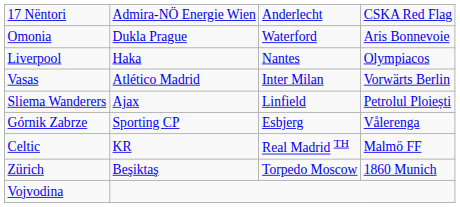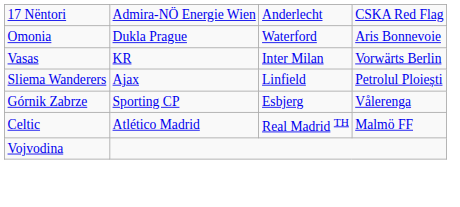- row: (34, 58)
(156, 79) Atlético Madrid -> (122, 58) KR
(122, 146) KR -> (156, 124) Atlético Madrid
- row: (26, 169)
